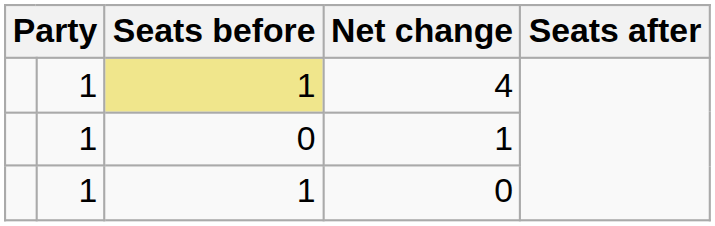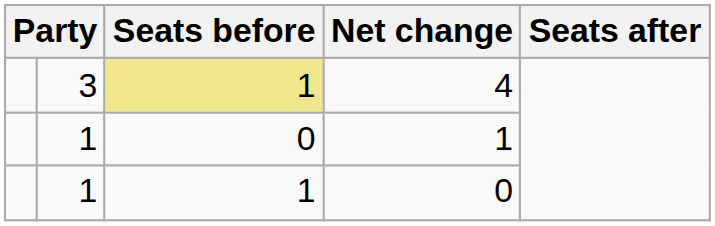(88, 84) 1 -> (88, 84) 3
